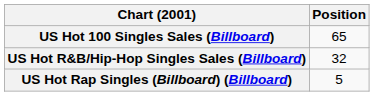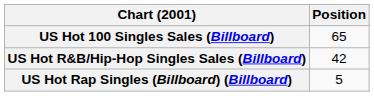(339, 58) 32 -> (339, 58) 42
